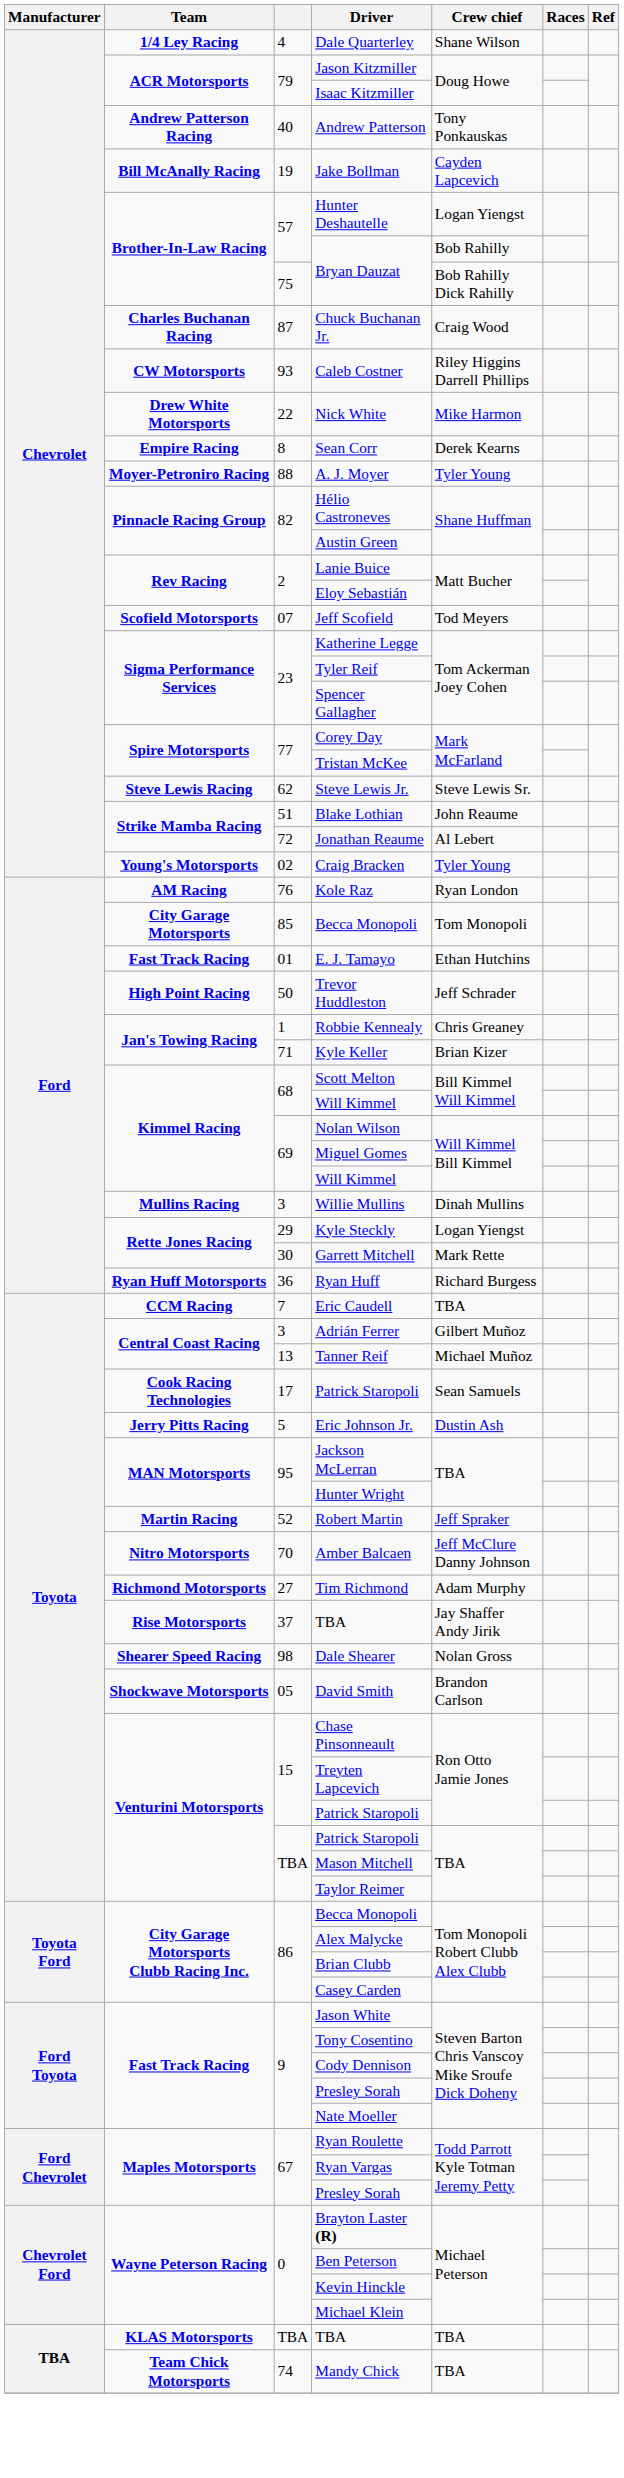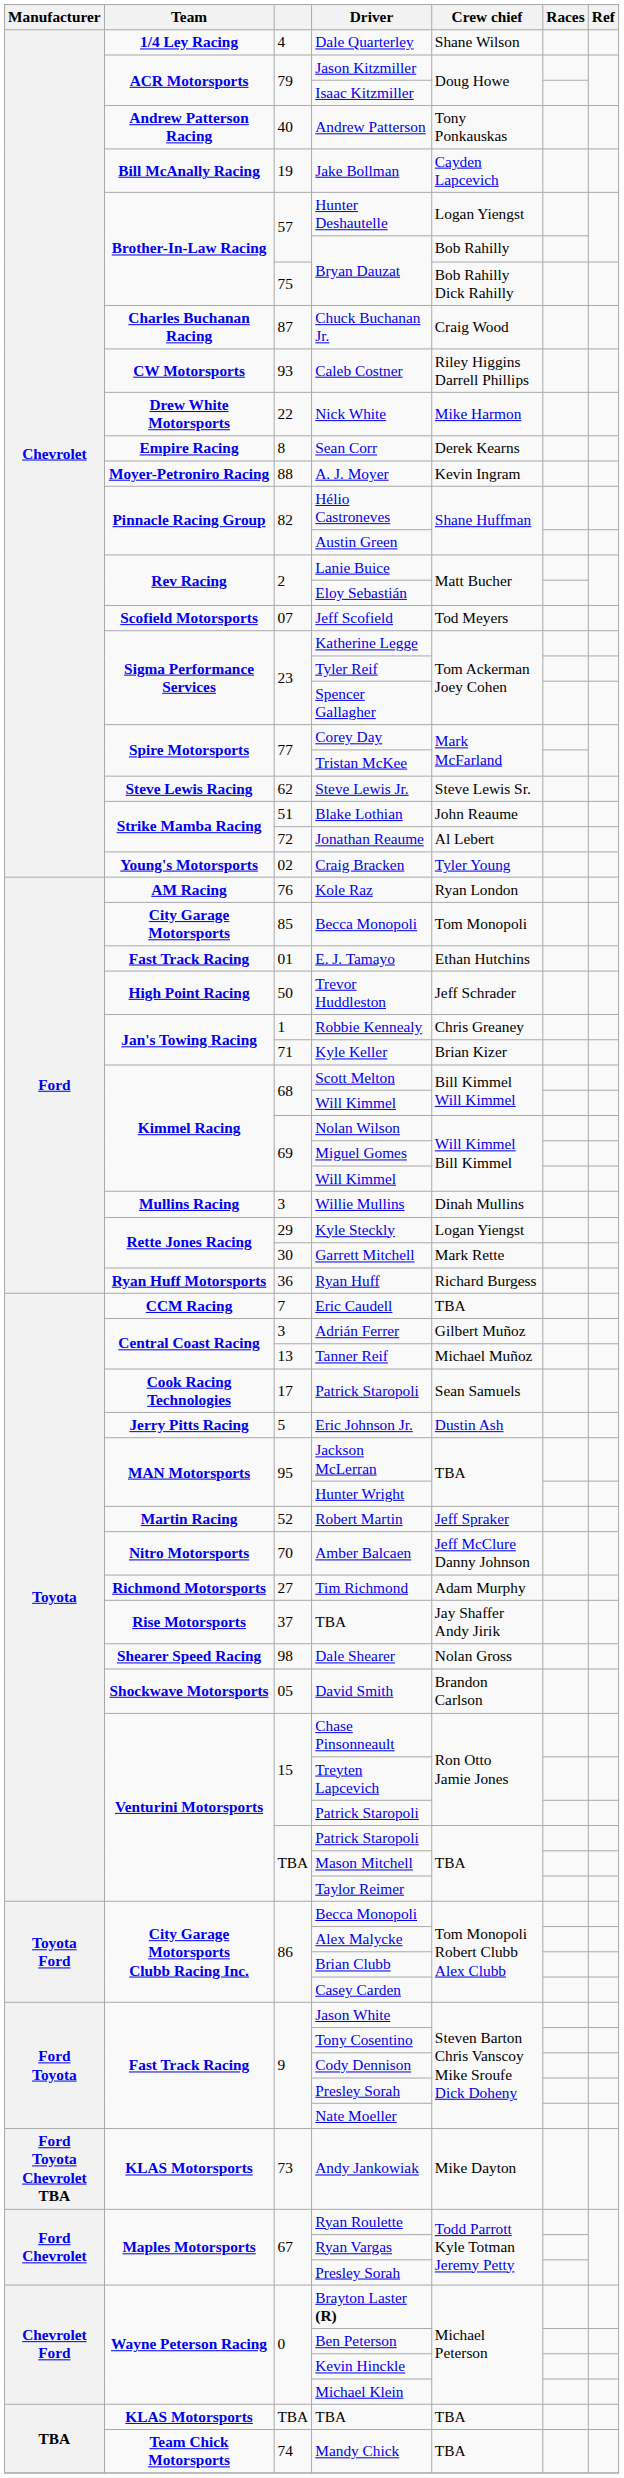(473, 473) Tyler Young -> (478, 473) Kevin Ingram
+ row: (285, 2169)
